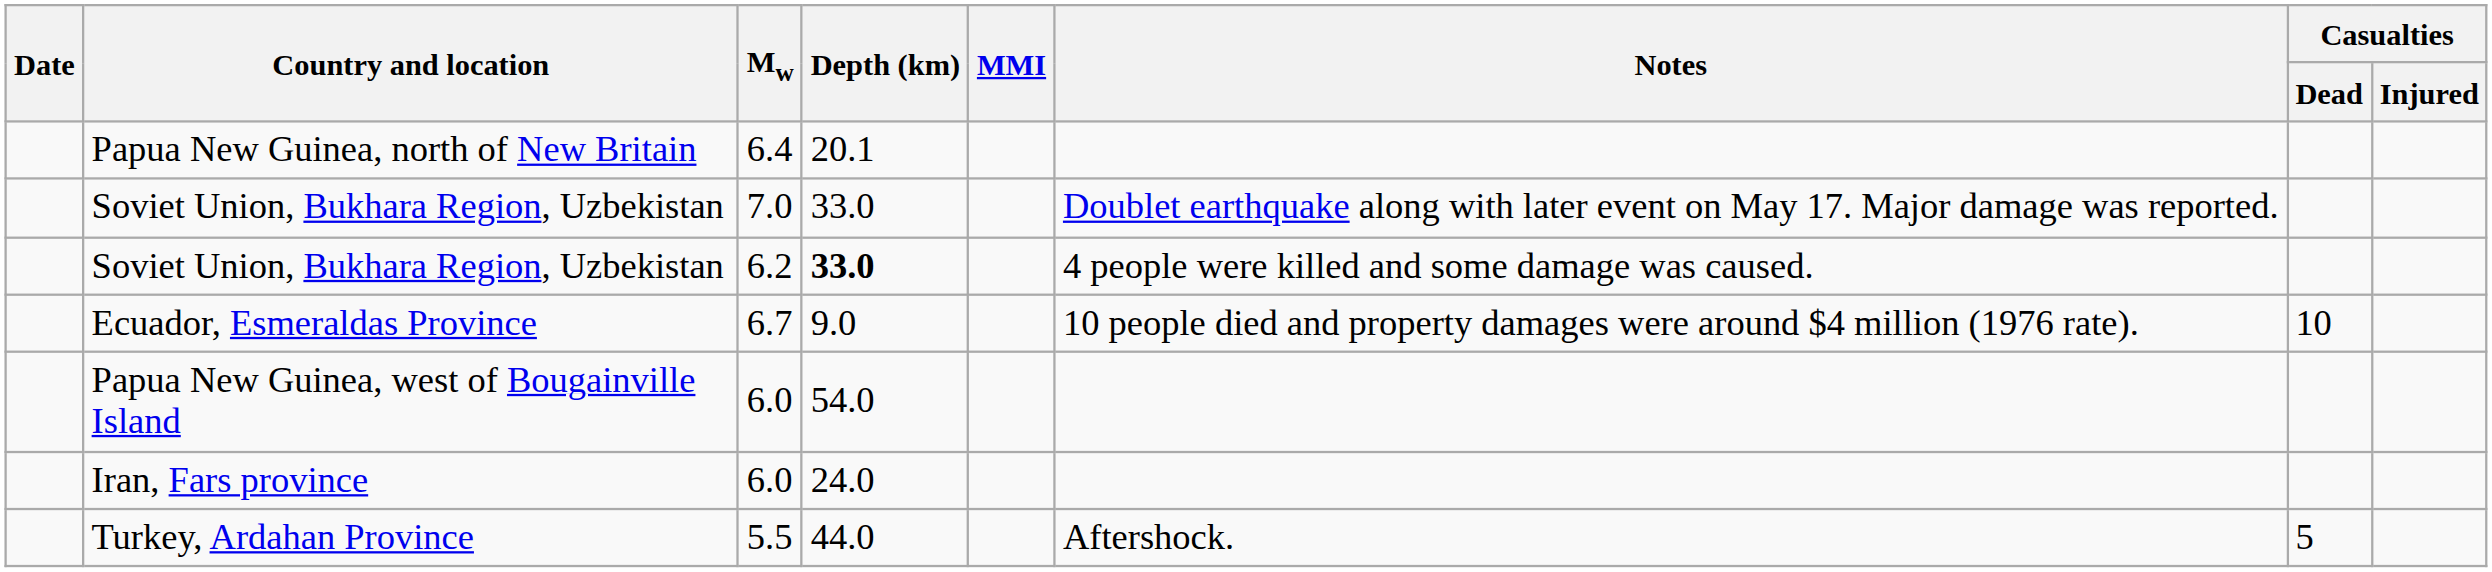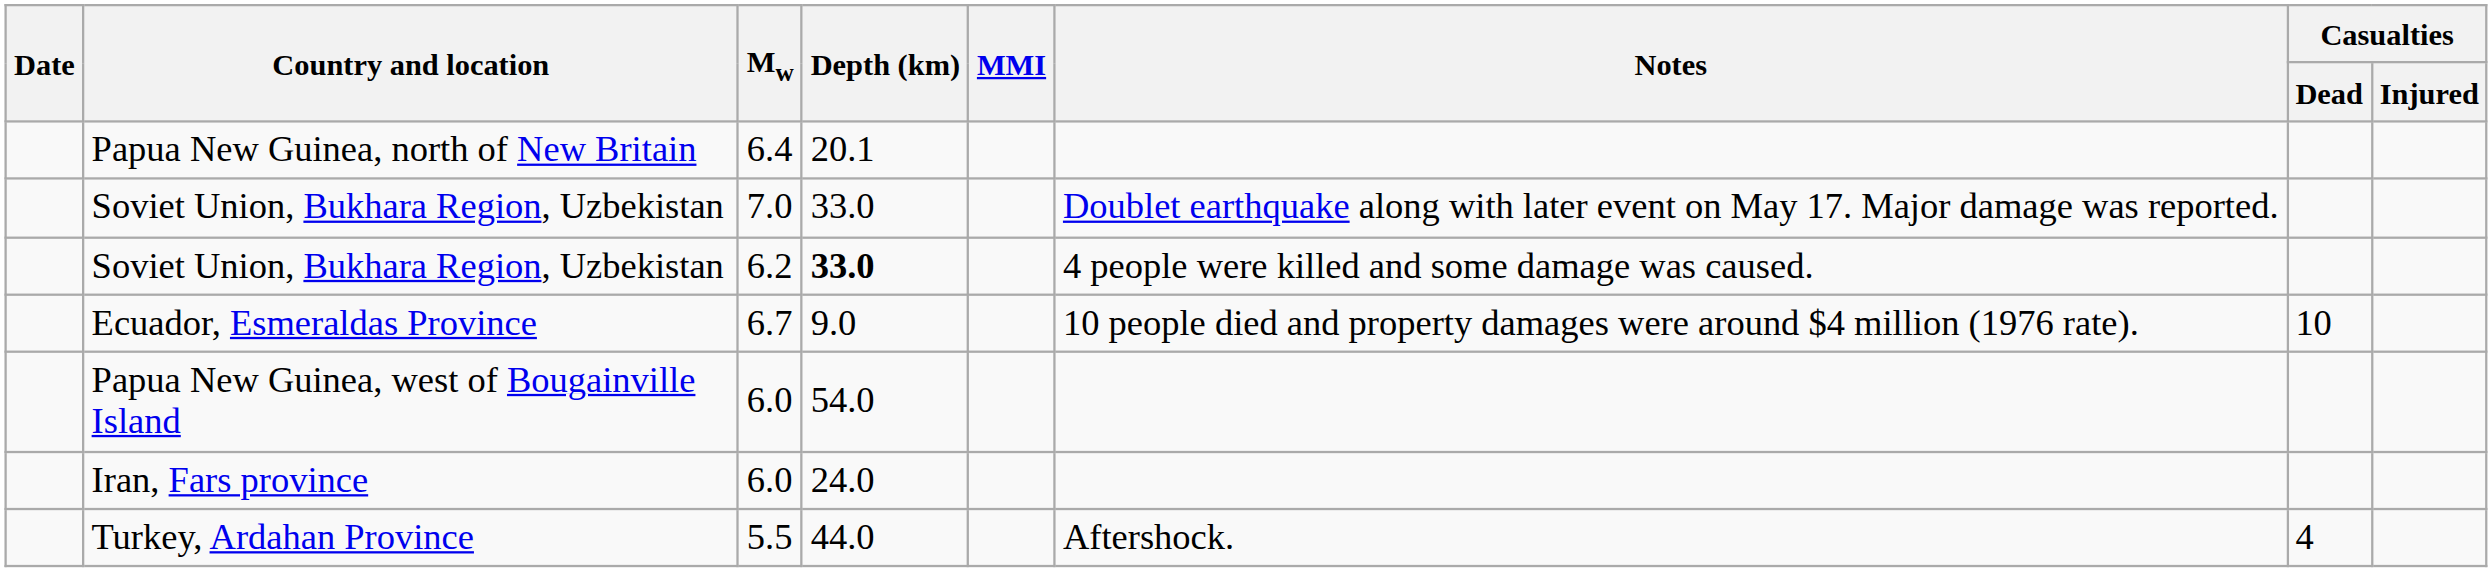(2305, 537) 5 -> (2305, 537) 4
